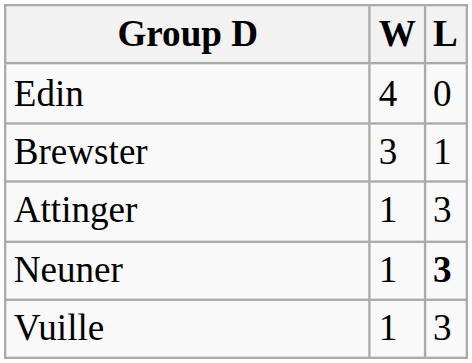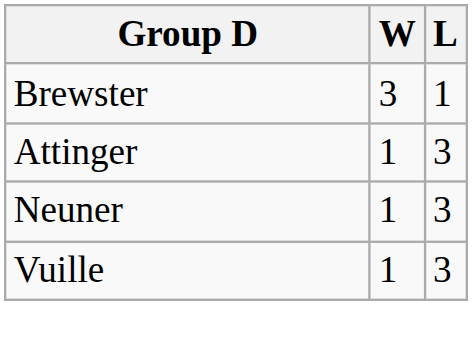- row: (49, 92)
(442, 269) bold -> (442, 210) normal
